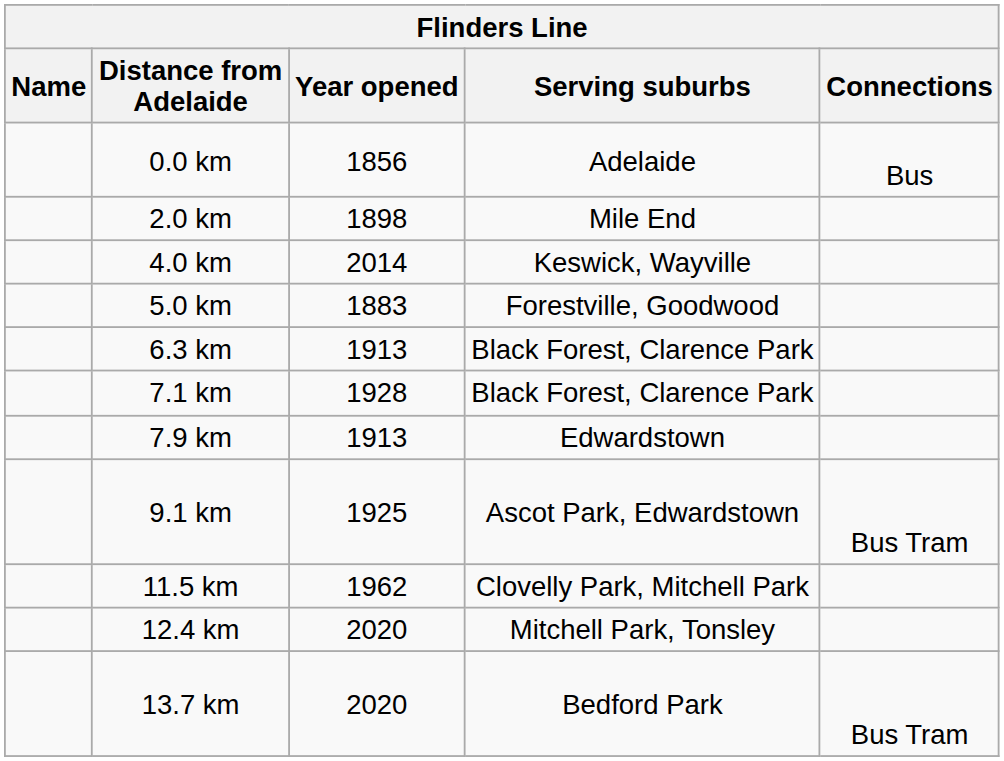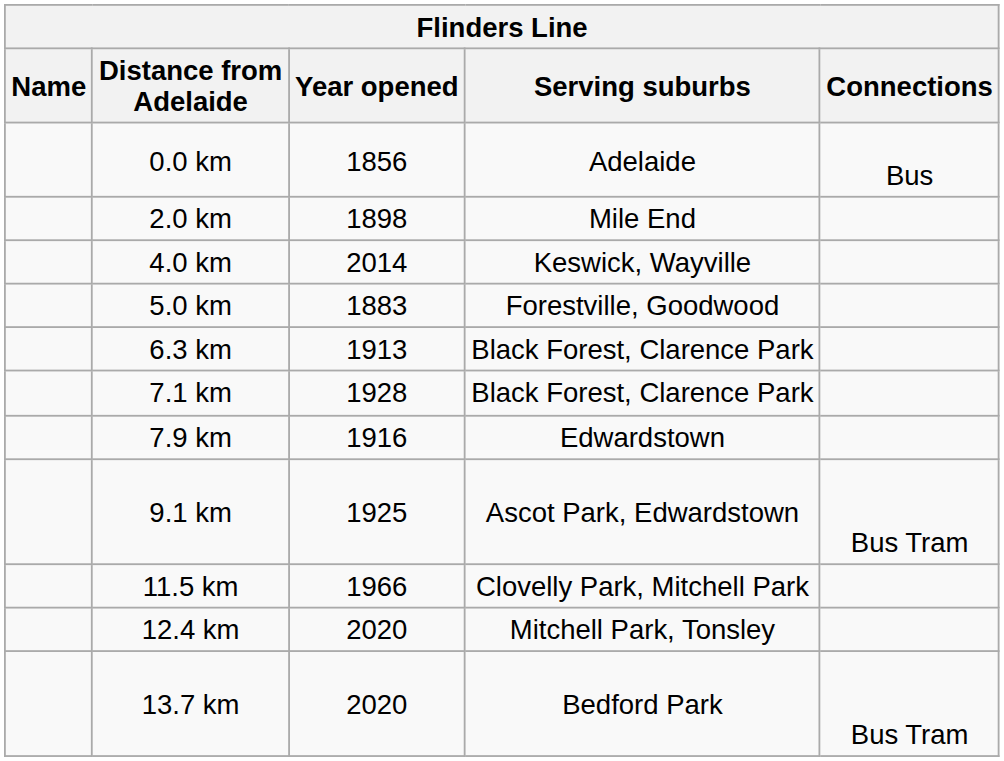(377, 437) 1913 -> (377, 437) 1916
(377, 585) 1962 -> (377, 585) 1966
